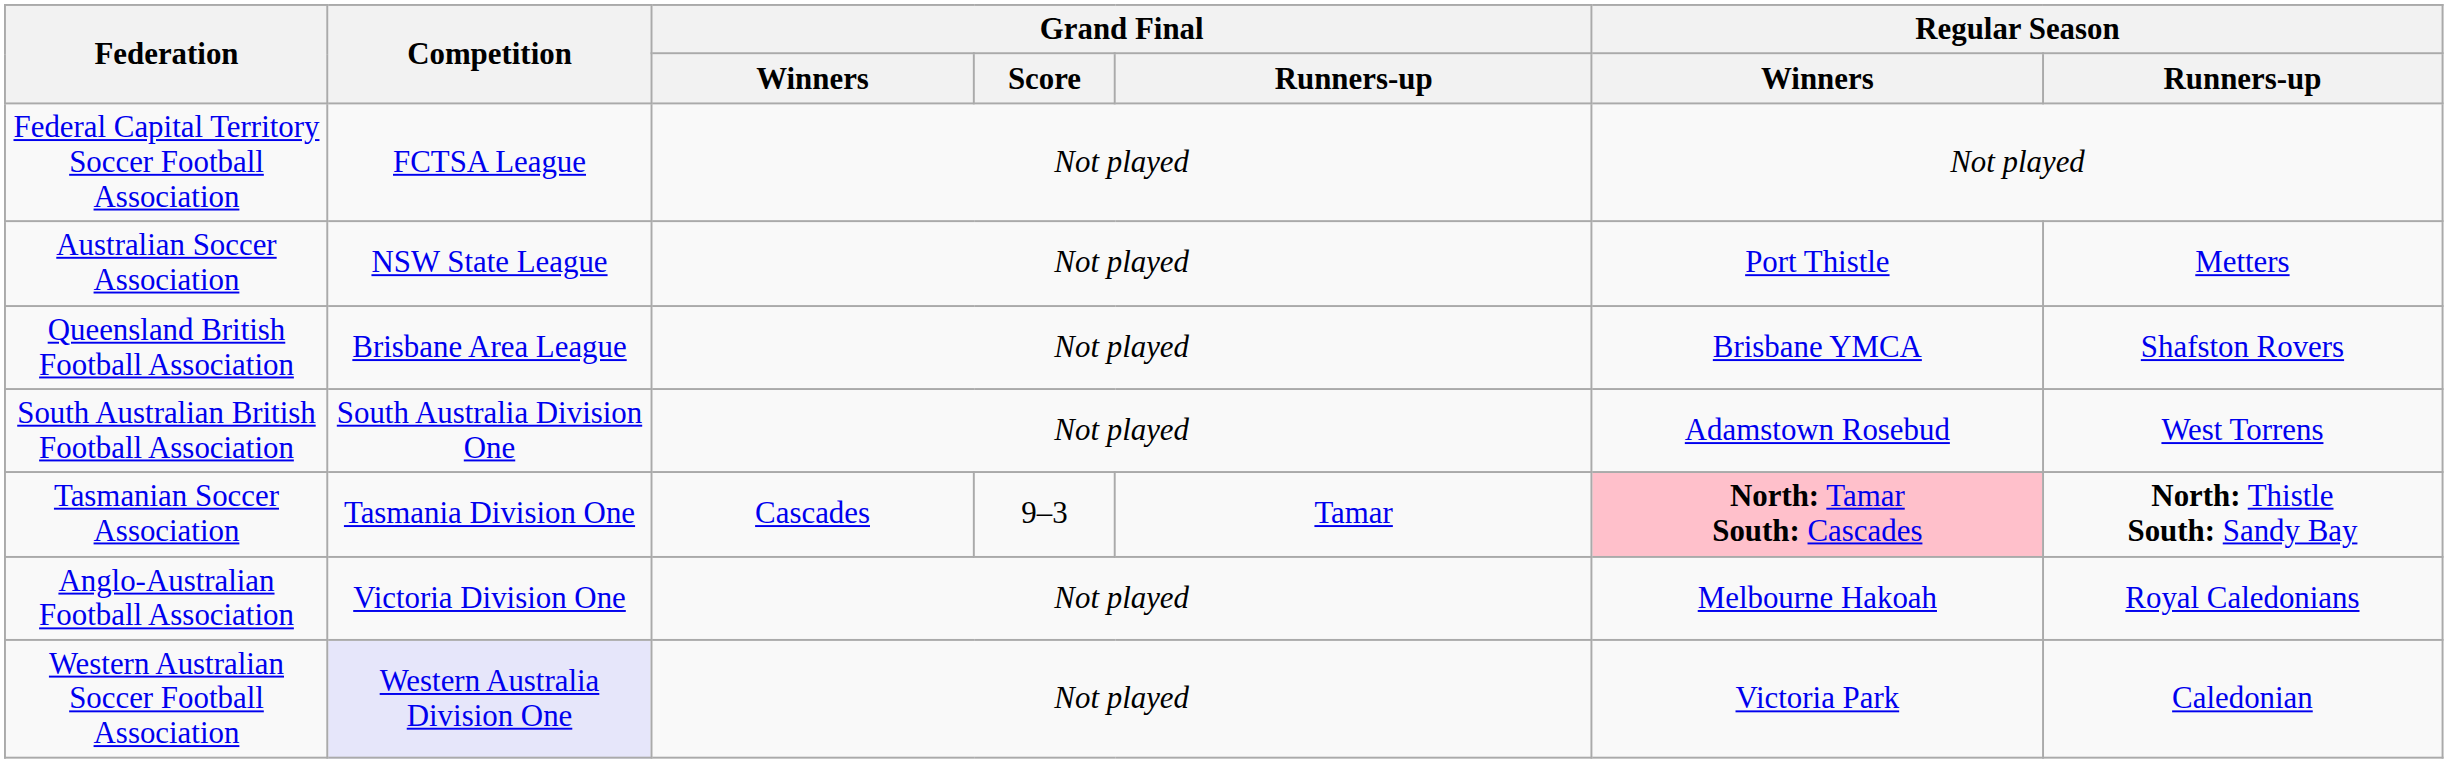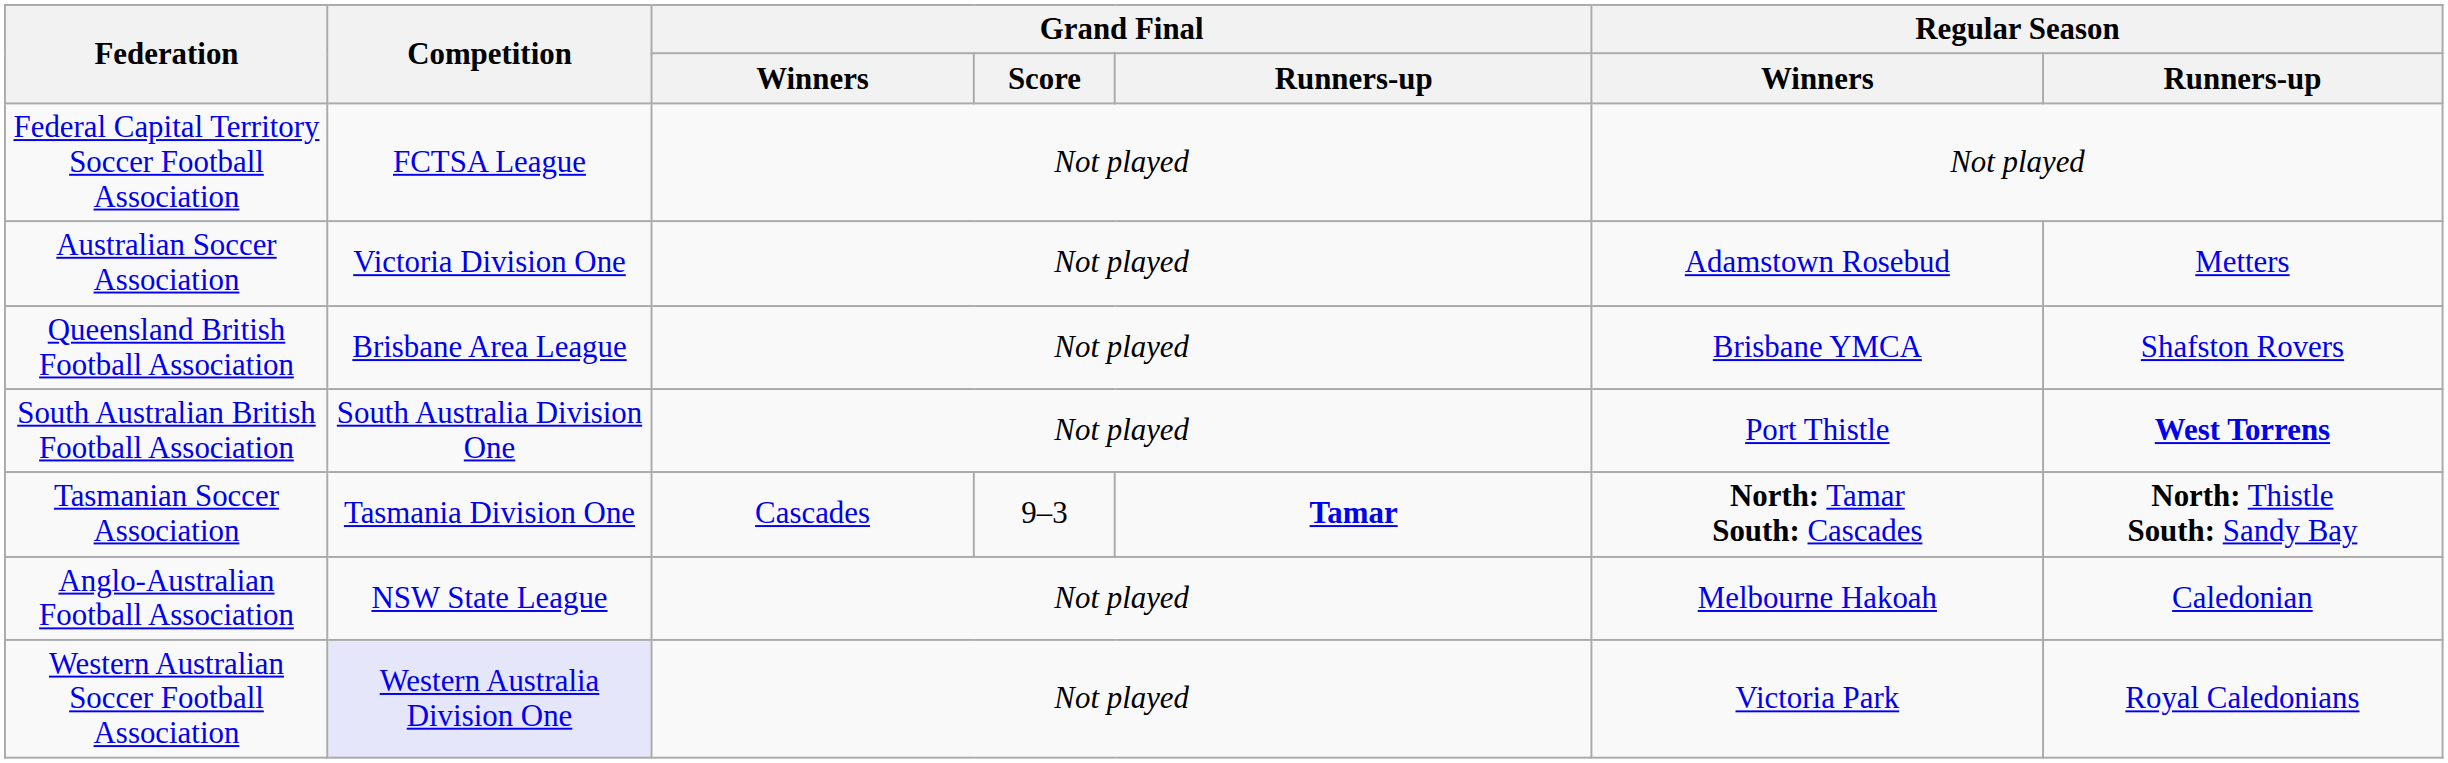(490, 262) NSW State League -> (490, 262) Victoria Division One
(1817, 262) Port Thistle -> (1817, 262) Adamstown Rosebud
(1817, 430) Adamstown Rosebud -> (1817, 430) Port Thistle
(2242, 430) normal -> (2242, 430) bold
(1354, 513) normal -> (1354, 513) bold
(1817, 513) pink background -> (1817, 513) no background
(490, 597) Victoria Division One -> (490, 597) NSW State League
(2242, 597) Royal Caledonians -> (2242, 597) Caledonian
(2242, 698) Caledonian -> (2242, 698) Royal Caledonians
